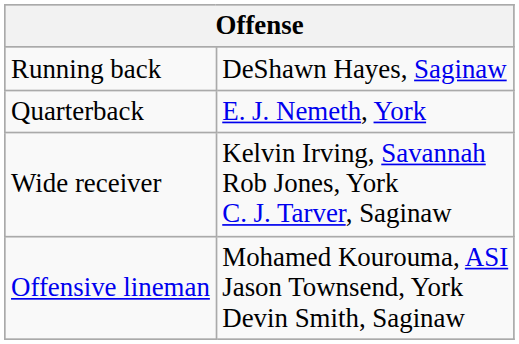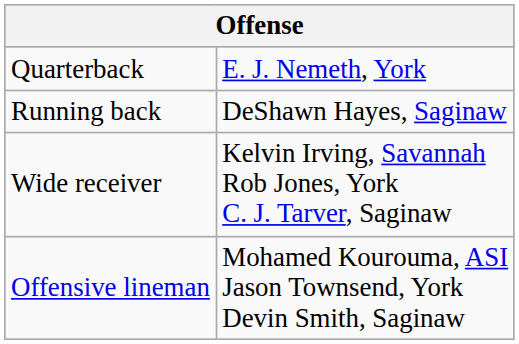rows swapped: (77, 111) <-> (86, 68)
